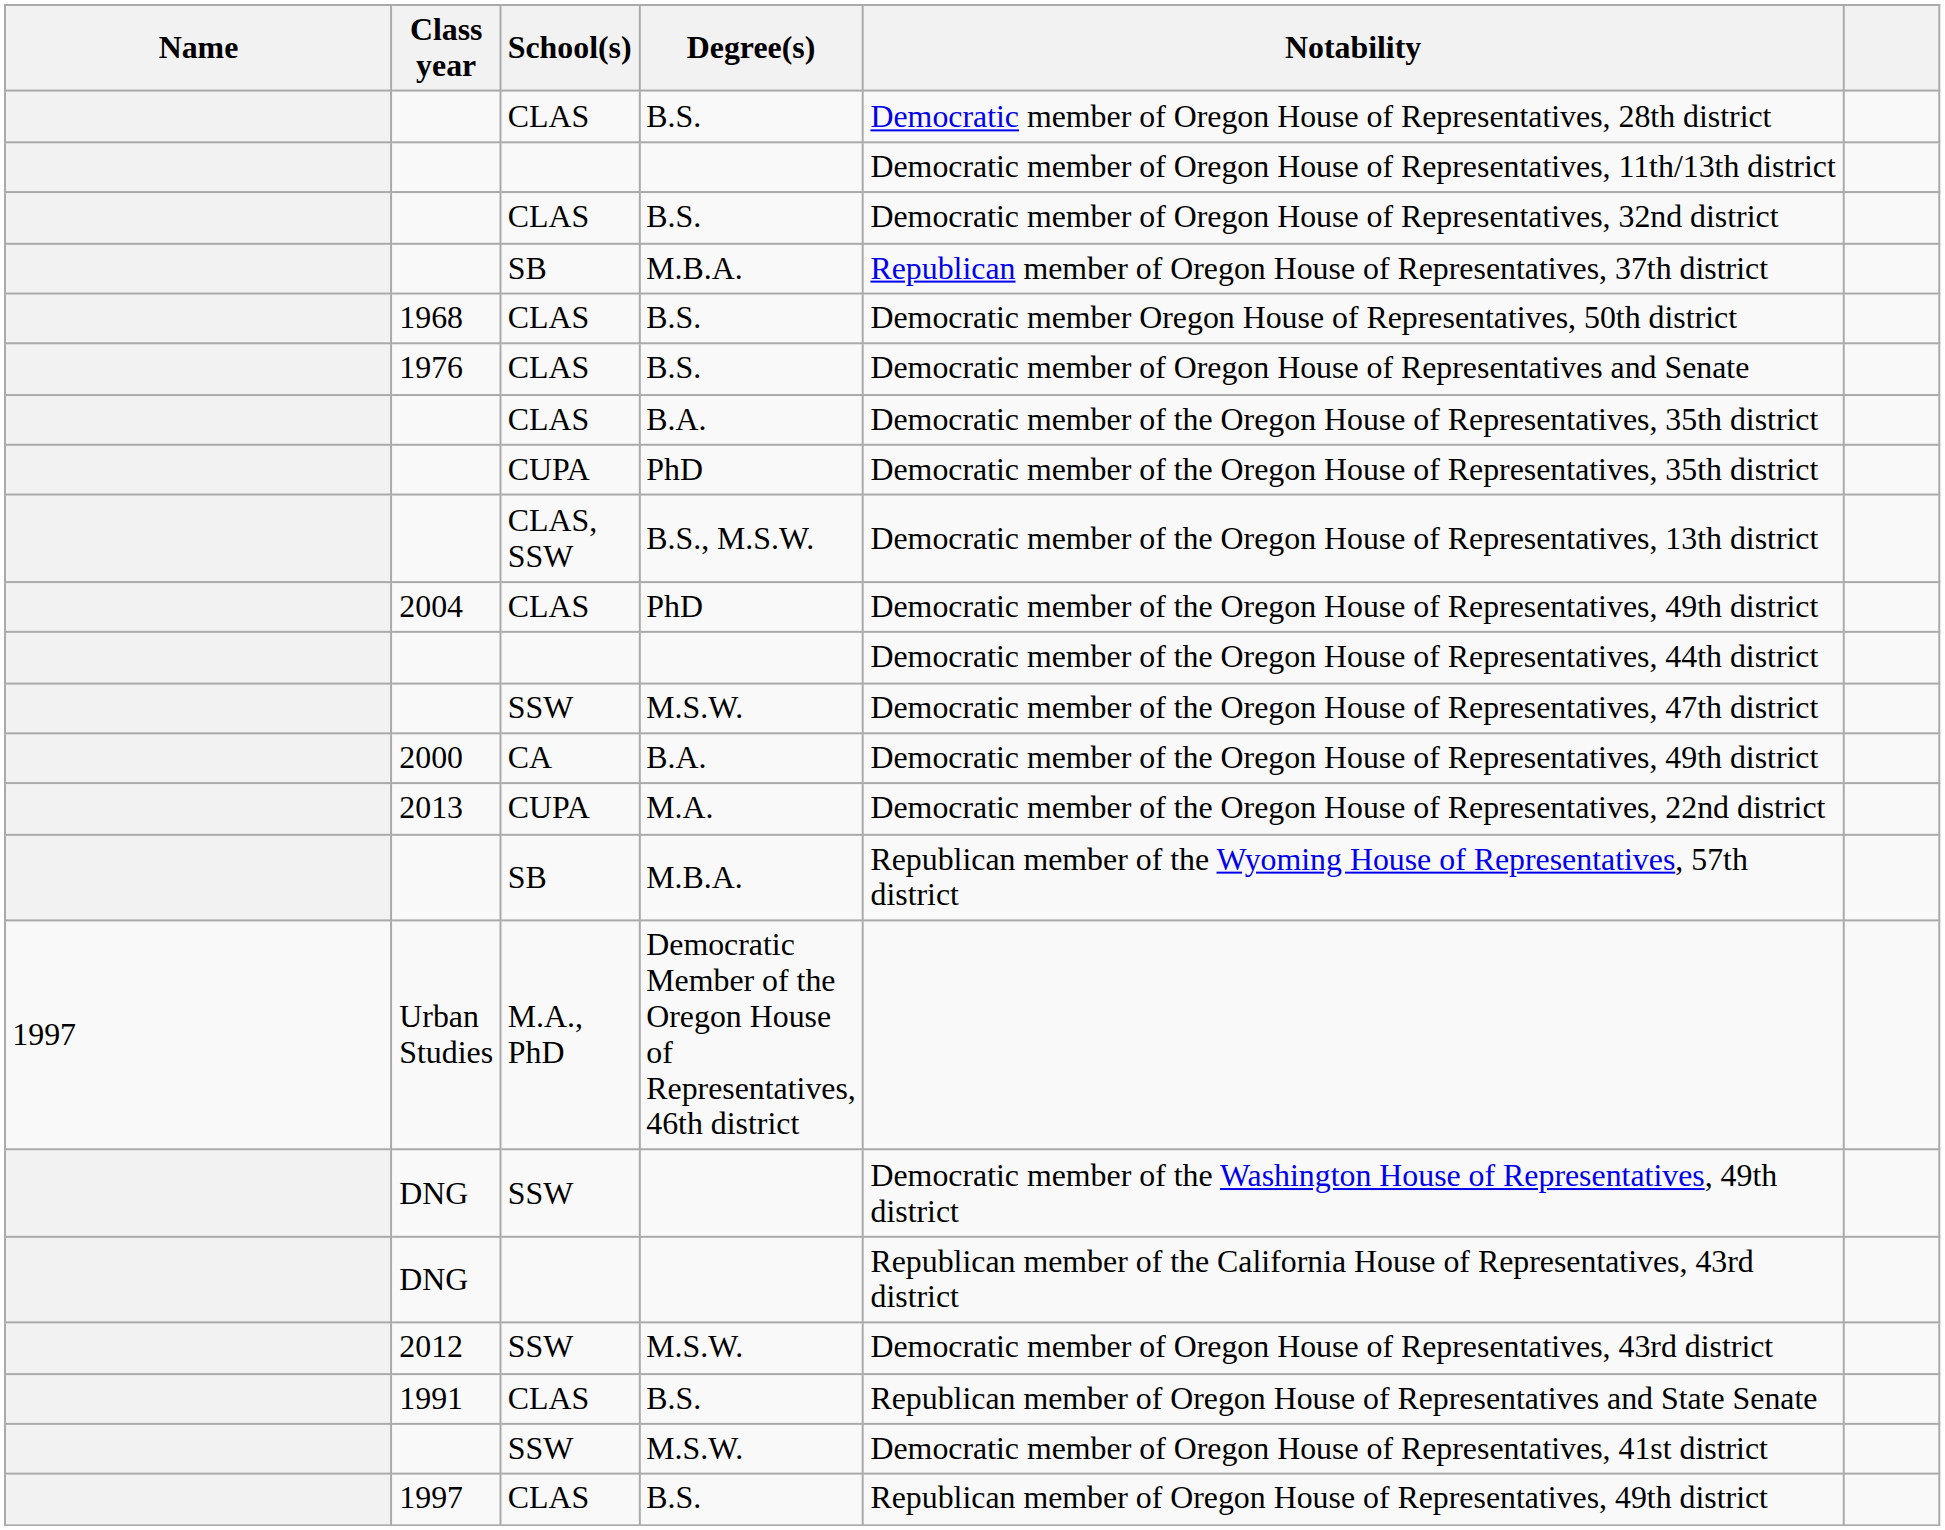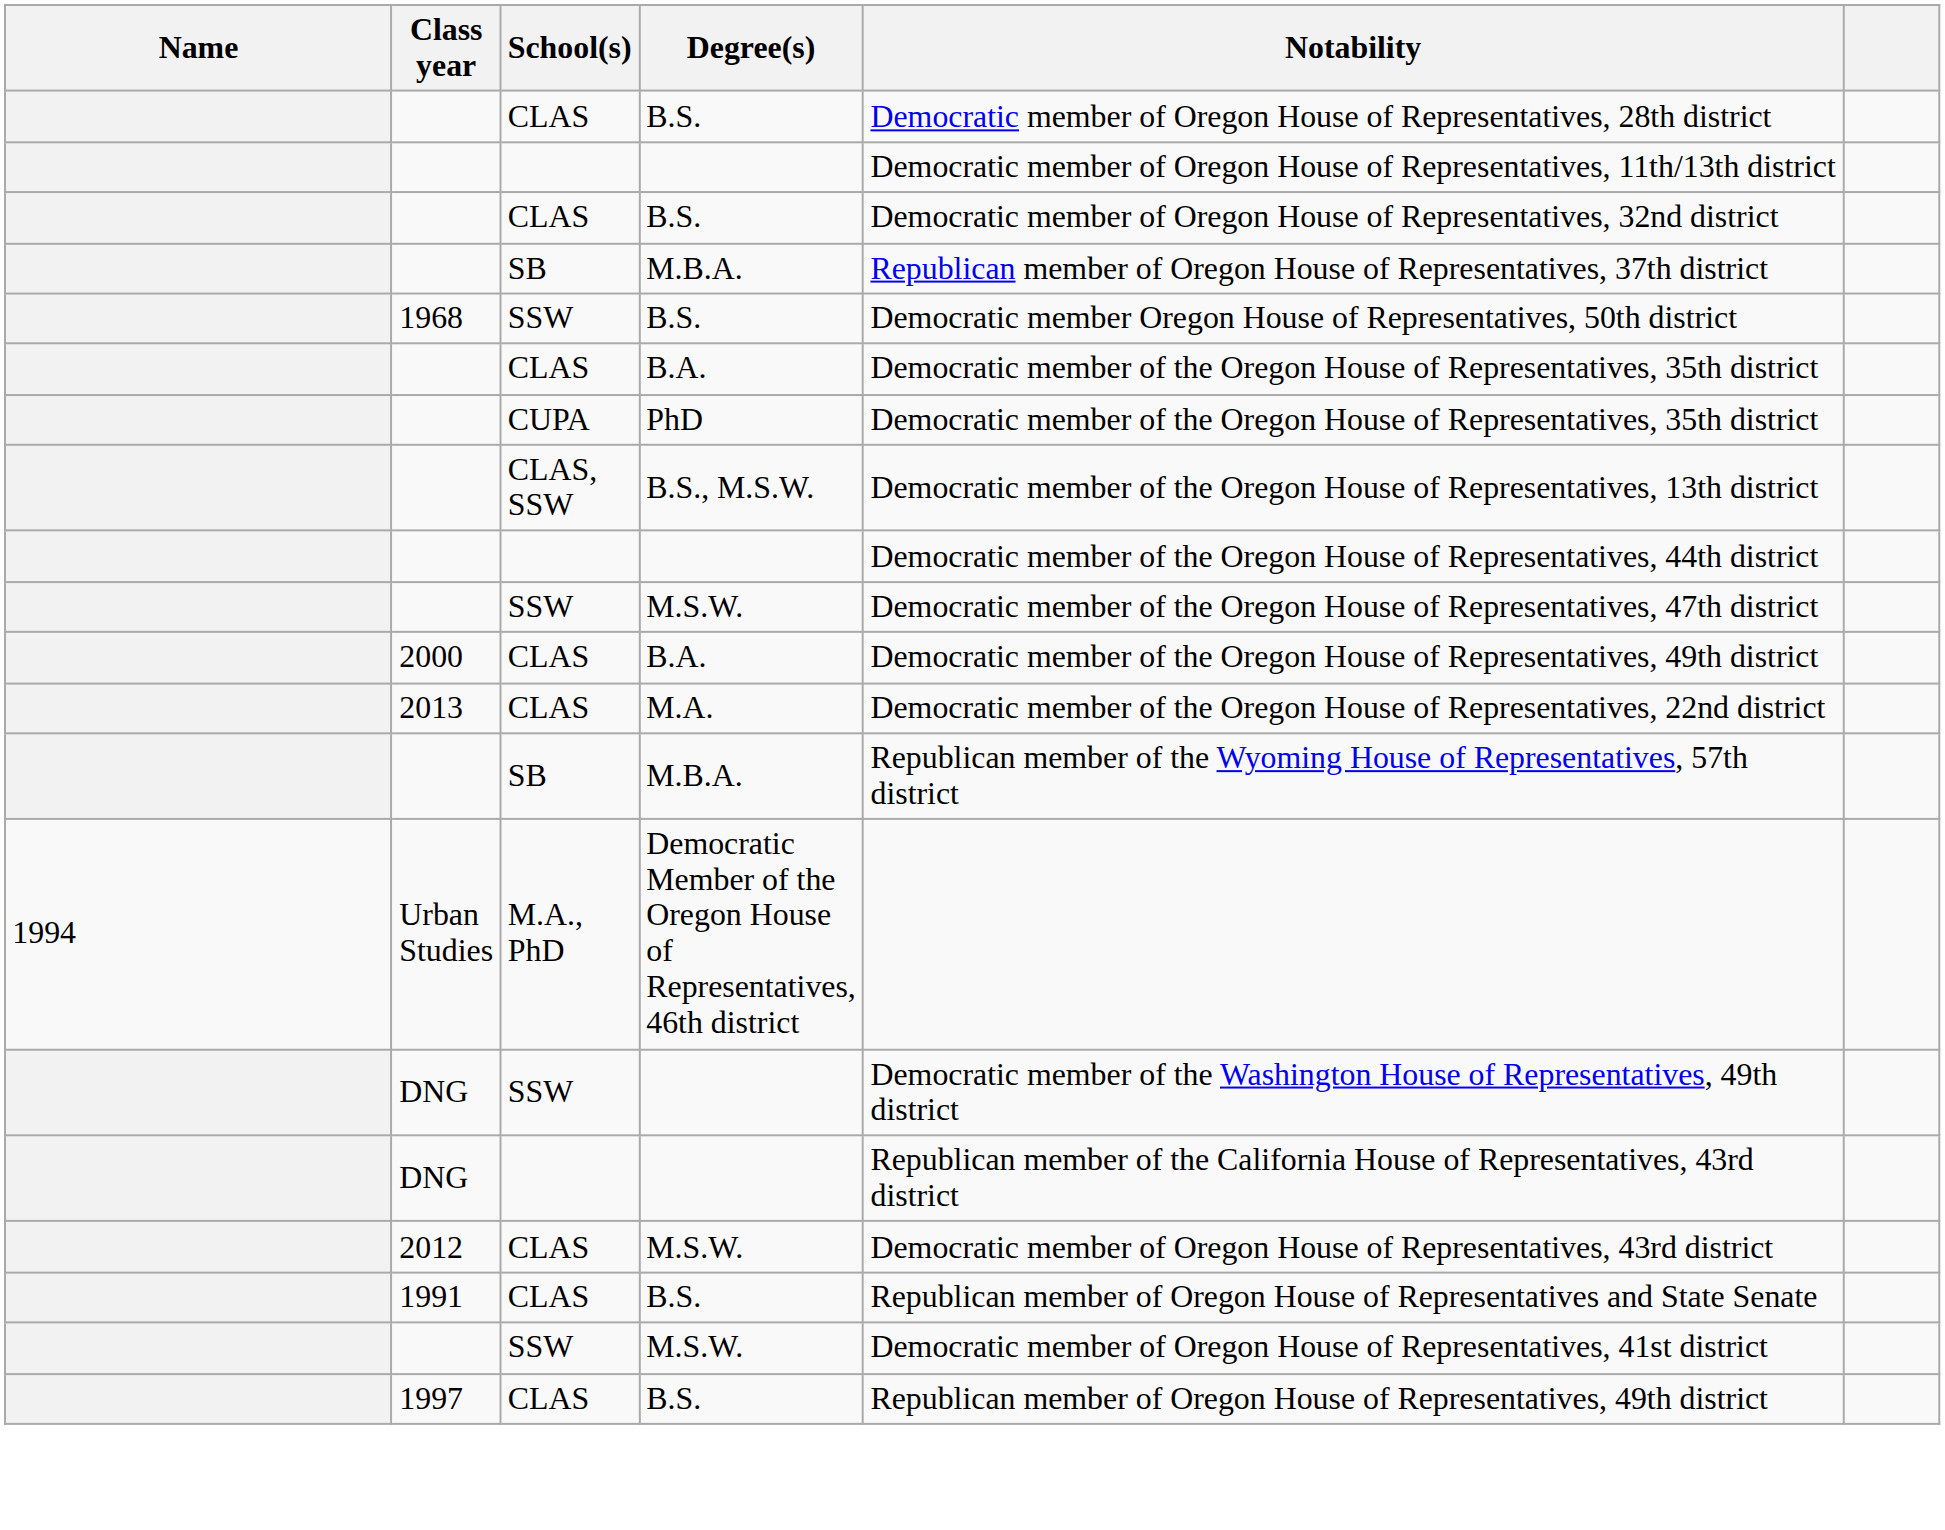(548, 318) CLAS -> (540, 318) SSW
- row: (431, 368)
- row: (431, 606)
(530, 757) CA -> (548, 656) CLAS
(549, 808) CUPA -> (548, 707) CLAS
(44, 1034) 1997 -> (44, 933) 1994
(540, 1347) SSW -> (548, 1246) CLAS
